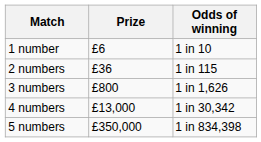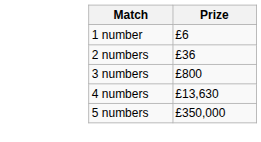- column: (214, 22)
(113, 107) £13,000 -> (197, 93) £13,630
